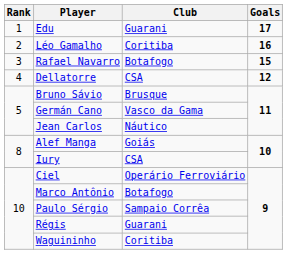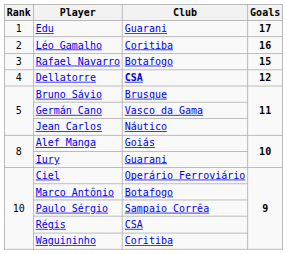(134, 78) normal -> (134, 78) bold
(134, 159) CSA -> (146, 159) Guarani
(146, 225) Guarani -> (134, 225) CSA
